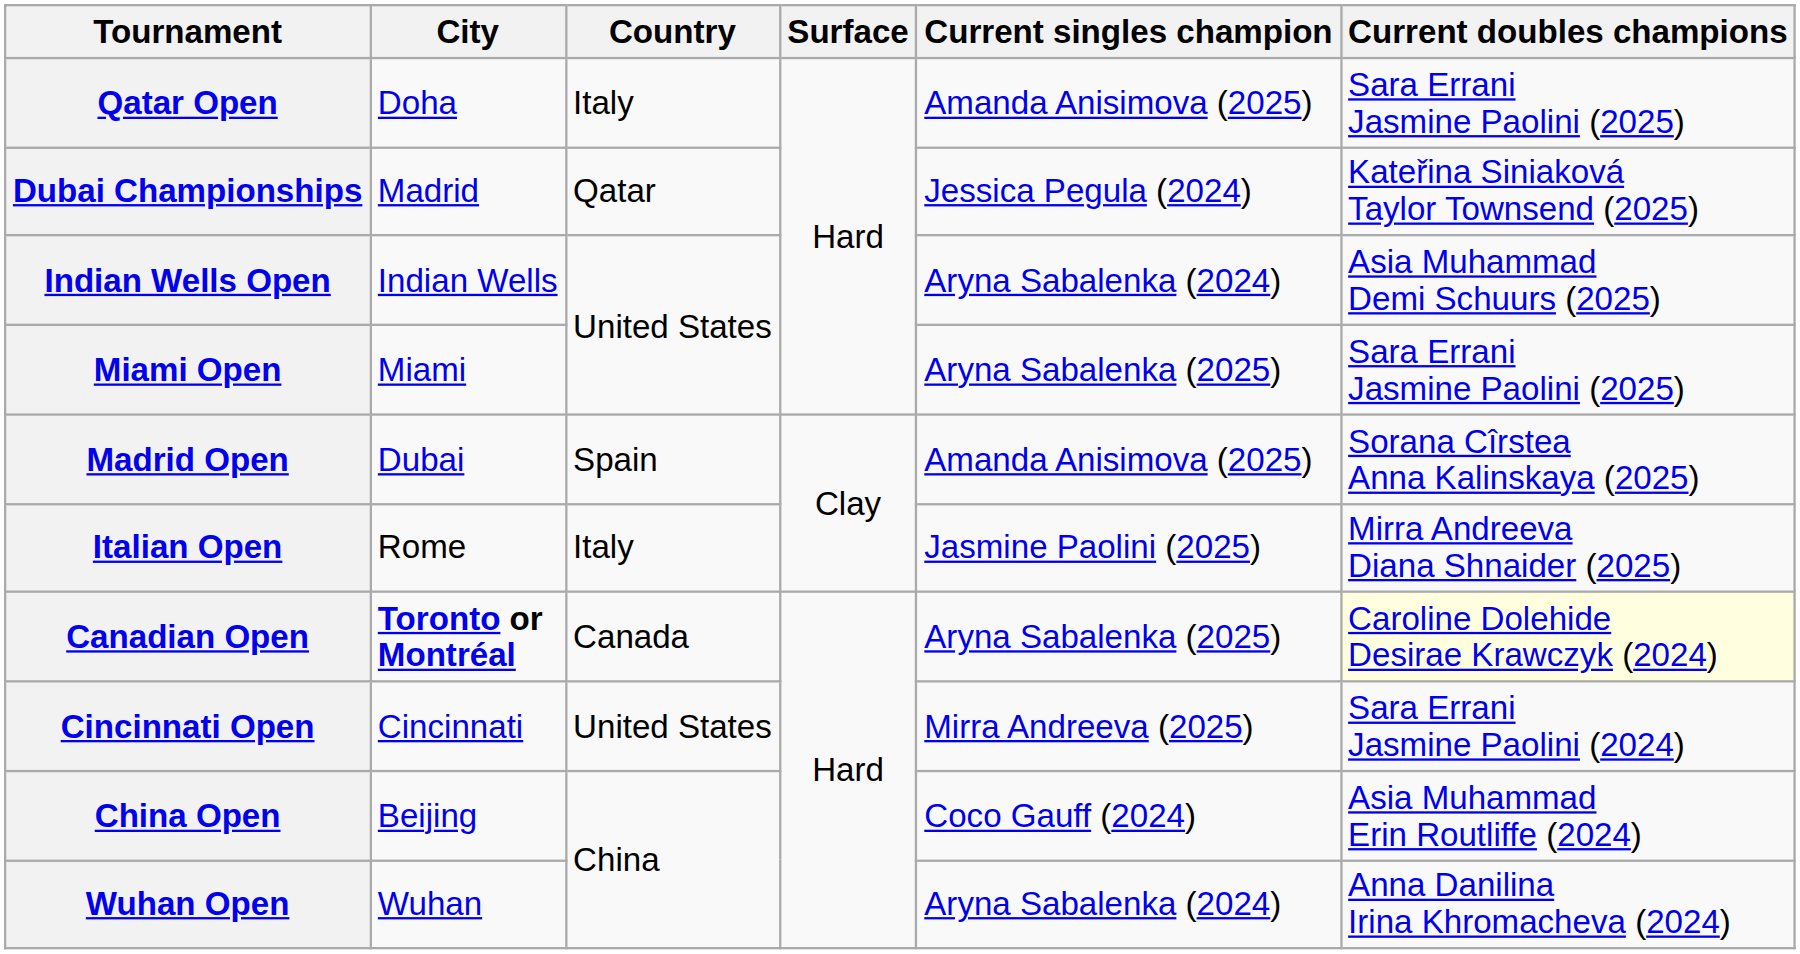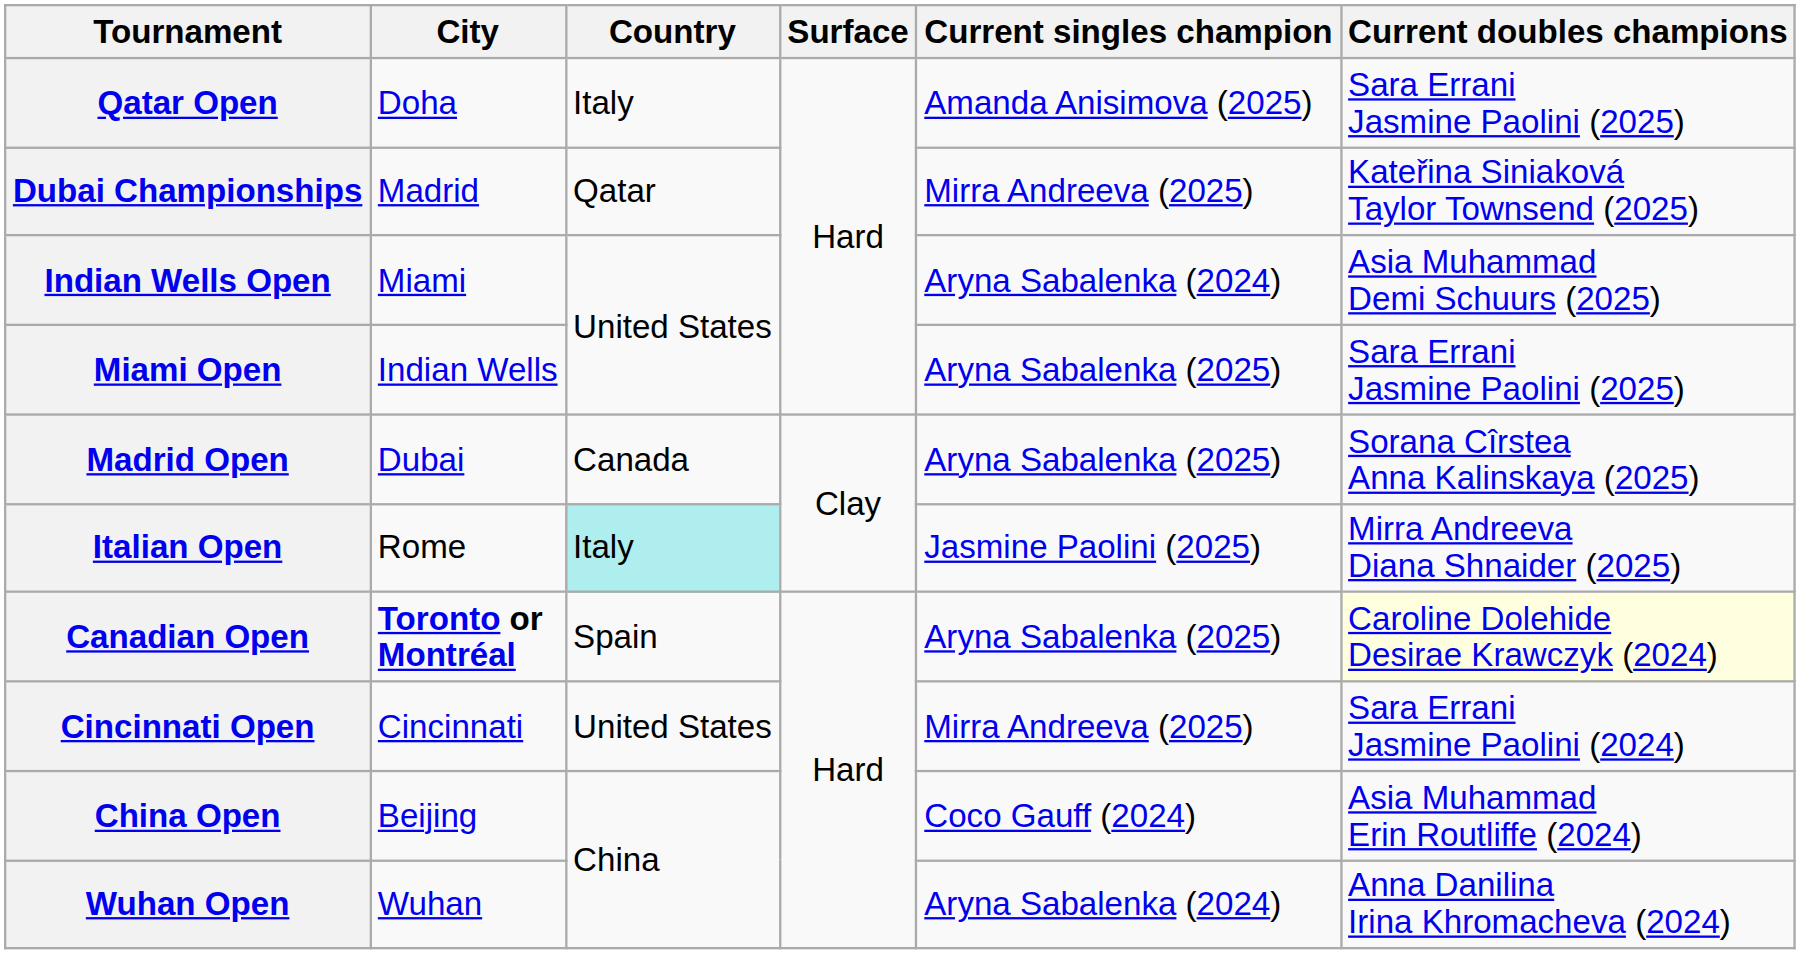(1088, 192) Jessica Pegula (2024) -> (1089, 192) Mirra Andreeva (2025)
(468, 281) Indian Wells -> (422, 281) Miami
(422, 370) Miami -> (468, 370) Indian Wells
(615, 459) Spain -> (631, 459) Canada
(1118, 459) Amanda Anisimova (2025) -> (1103, 459) Aryna Sabalenka (2025)
(603, 548) no background -> (603, 548) paleturquoise background
(631, 637) Canada -> (615, 637) Spain
